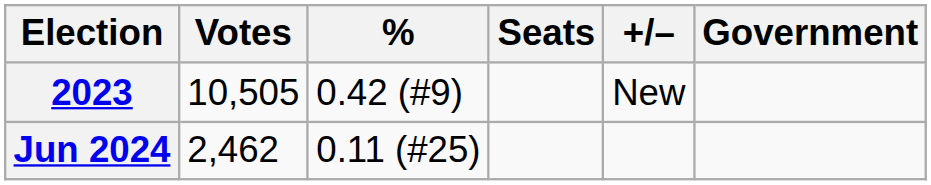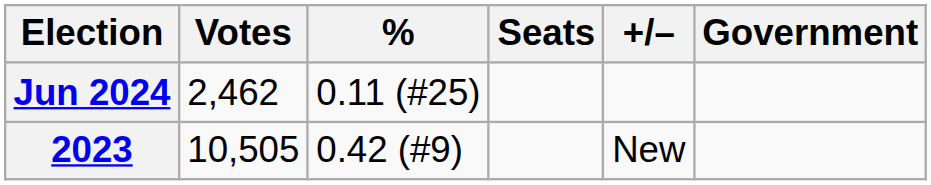rows swapped: (92, 91) <-> (92, 149)
